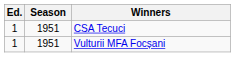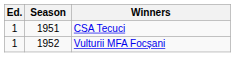(48, 45) 1951 -> (48, 45) 1952
